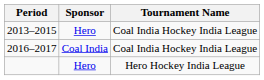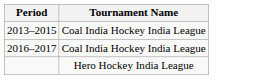- column: (85, 13)
